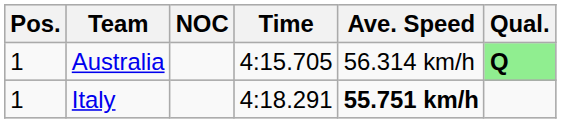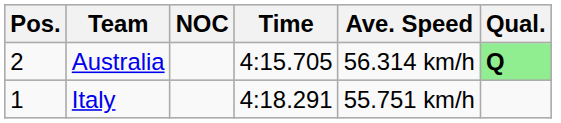(17, 62) 1 -> (17, 62) 2
(411, 99) bold -> (409, 99) normal
